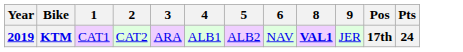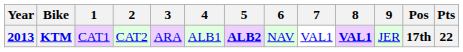+ column: (317, 15)
(21, 36) 2019 -> (21, 36) 2013
(244, 36) normal -> (244, 36) bold
(407, 36) 24 -> (446, 36) 22
